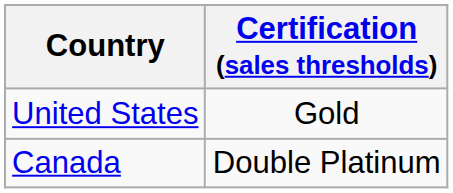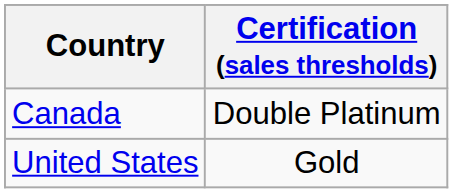rows swapped: (105, 113) <-> (66, 162)
